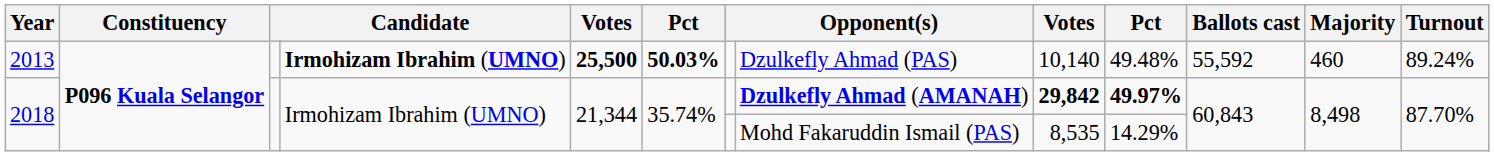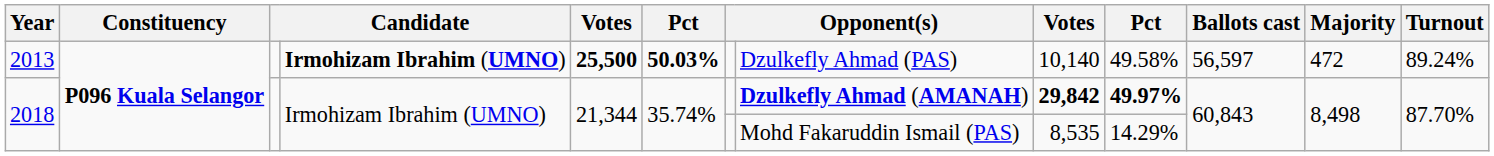(1144, 59) 49.48% -> (1144, 59) 49.58%
(1223, 59) 55,592 -> (1223, 59) 56,597
(1327, 59) 460 -> (1327, 59) 472
